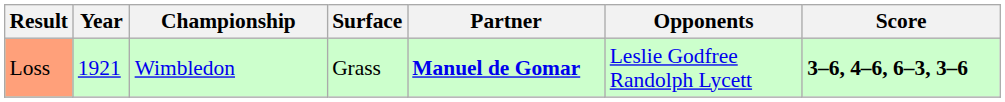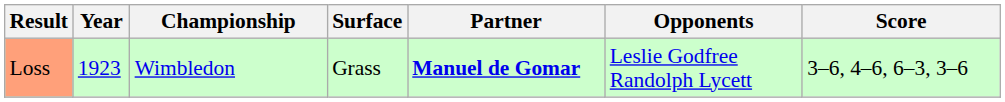(99, 67) 1921 -> (99, 67) 1923
(888, 67) bold -> (888, 67) normal
